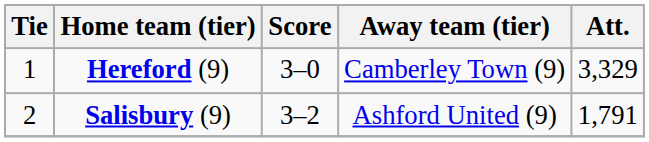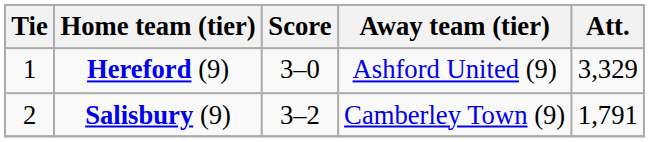(455, 70) Camberley Town (9) -> (455, 70) Ashford United (9)
(455, 114) Ashford United (9) -> (455, 114) Camberley Town (9)
